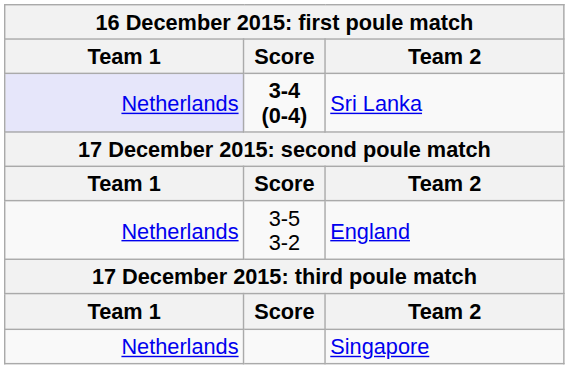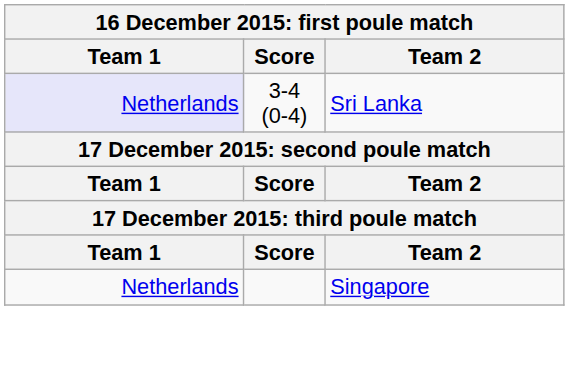(284, 103) bold -> (284, 103) normal
- row: (370, 231)
